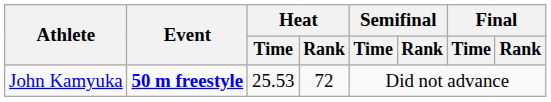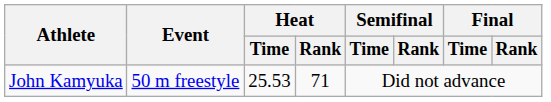(187, 80) bold -> (185, 80) normal
(324, 80) 72 -> (320, 80) 71
